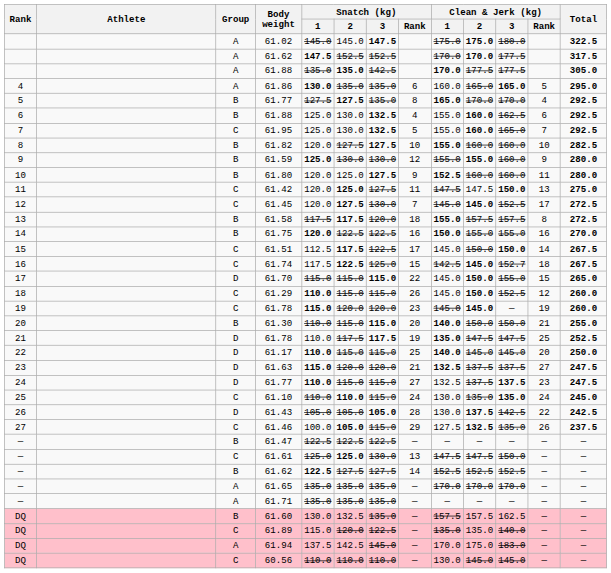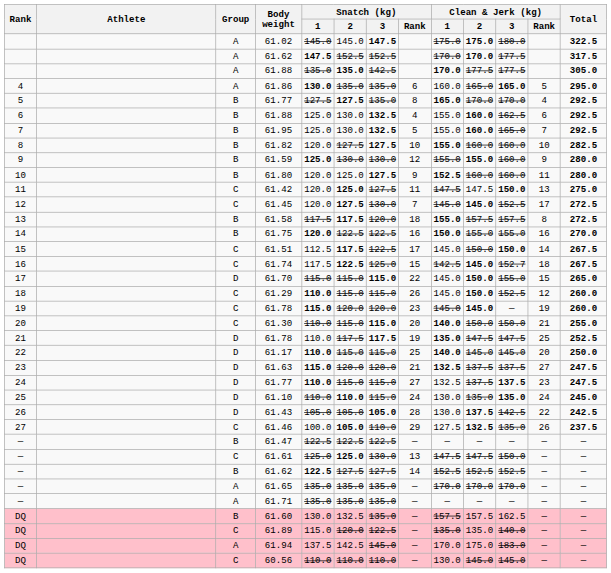(236, 130) C -> (236, 130) B
(236, 323) B -> (236, 323) C
(236, 397) C -> (236, 397) D
(382, 427) 115.0 -> (382, 427) 110.0
